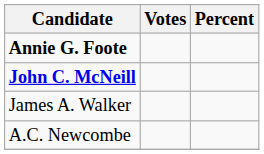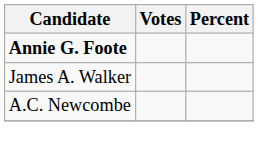- row: (72, 76)
